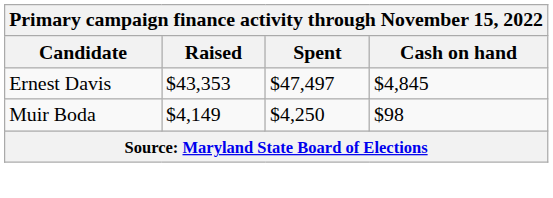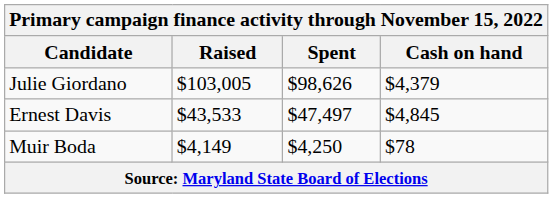+ row: (68, 83)
(198, 83) $43,353 -> (209, 114) $43,533
(389, 114) $98 -> (400, 146) $78
